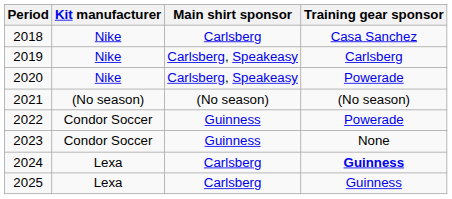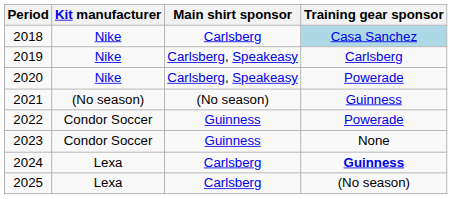(374, 36) no background -> (374, 36) lightblue background
(374, 99) (No season) -> (374, 99) Guinness
(374, 183) Guinness -> (374, 183) (No season)
